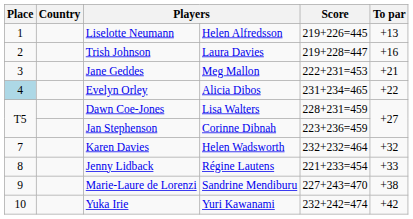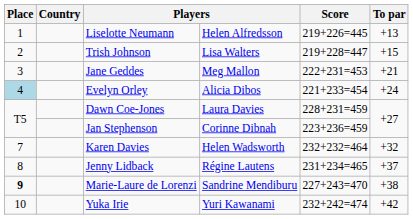(233, 52) Laura Davies -> (231, 52) Lisa Walters
(389, 52) +16 -> (389, 52) +15
(335, 90) 231+234=465 -> (335, 90) 221+233=454
(389, 90) +22 -> (389, 90) +24
(231, 109) Lisa Walters -> (233, 109) Laura Davies
(335, 166) 221+233=454 -> (335, 166) 231+234=465
(389, 166) +33 -> (389, 166) +37
(20, 185) normal -> (20, 185) bold
